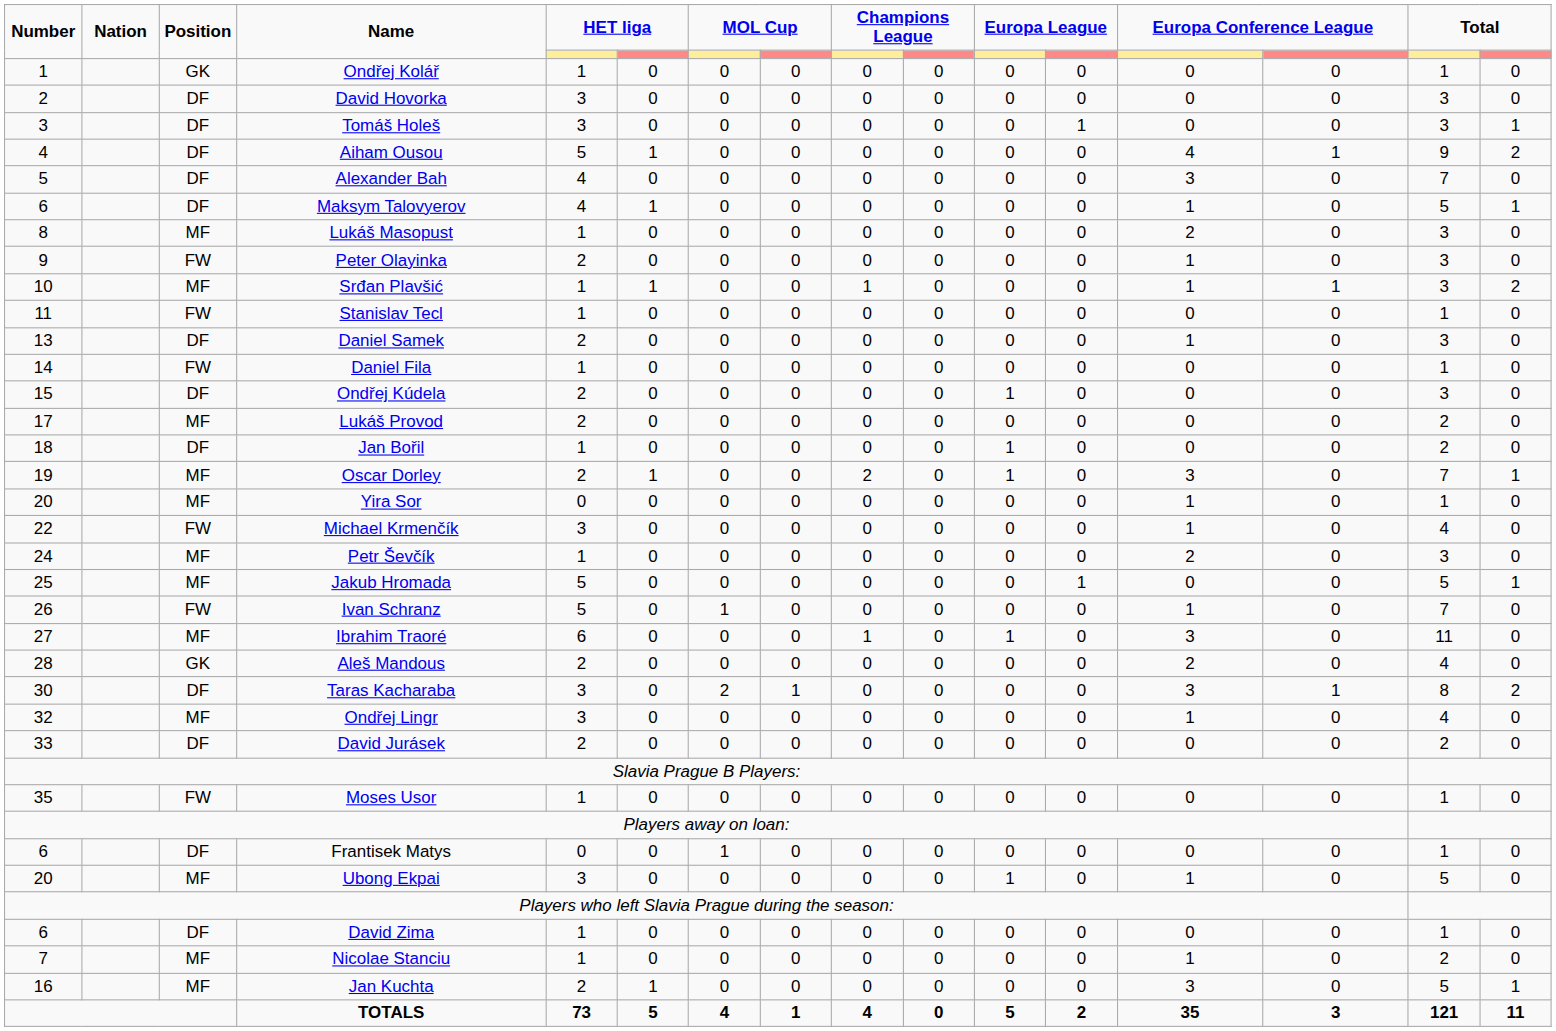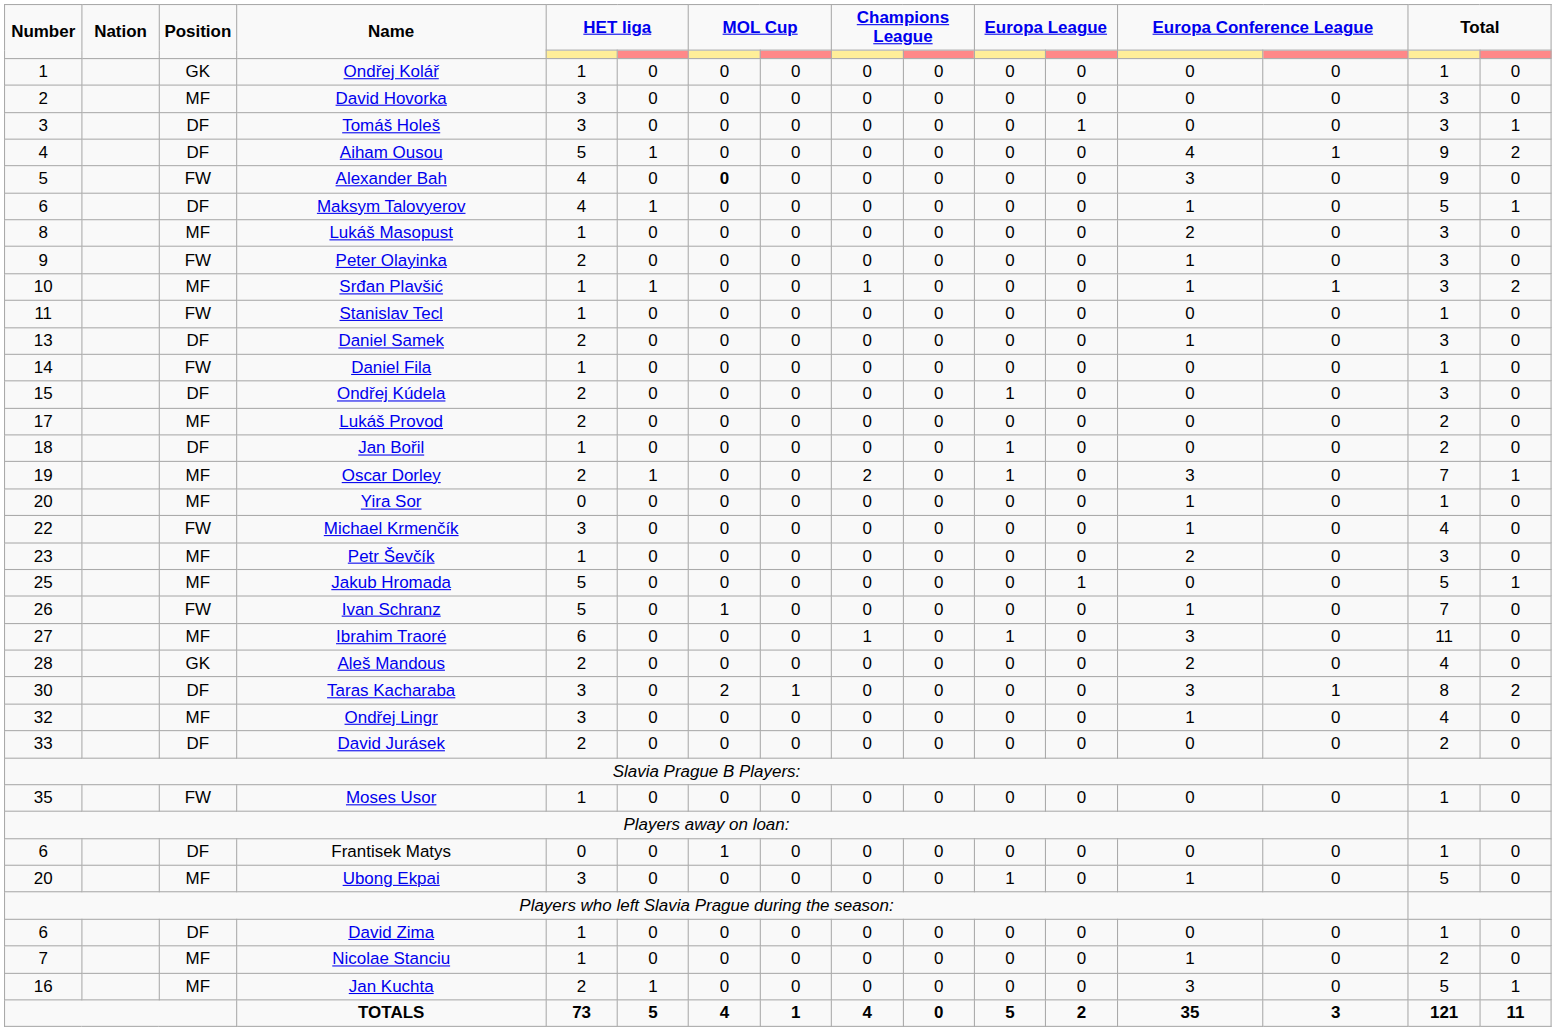(198, 98) DF -> (198, 98) MF
(198, 179) DF -> (198, 179) FW
(724, 179) normal -> (724, 179) bold
(1444, 179) 7 -> (1444, 179) 9
(43, 555) 24 -> (43, 555) 23
